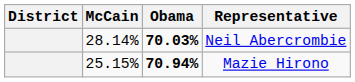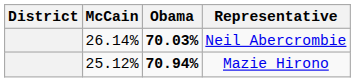(112, 40) 28.14% -> (112, 40) 26.14%
(112, 64) 25.15% -> (112, 64) 25.12%
